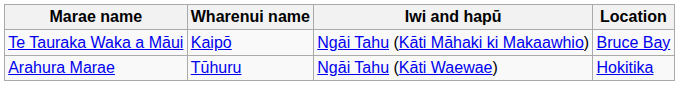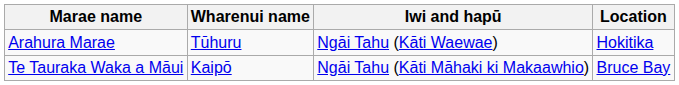rows swapped: (62, 67) <-> (96, 42)
